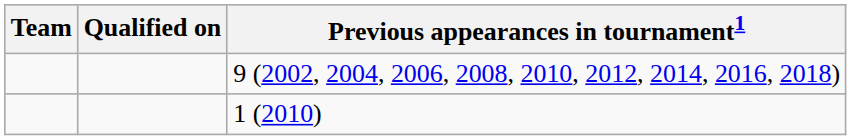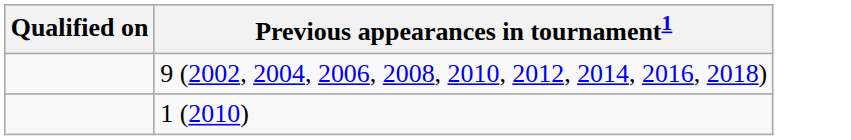- column: (41, 28)
